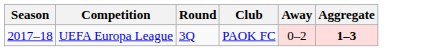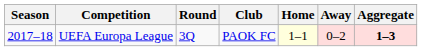+ column: (298, 14)
